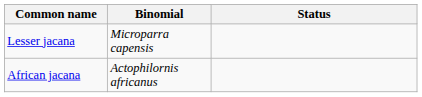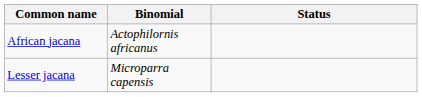rows swapped: (41, 41) <-> (44, 75)
